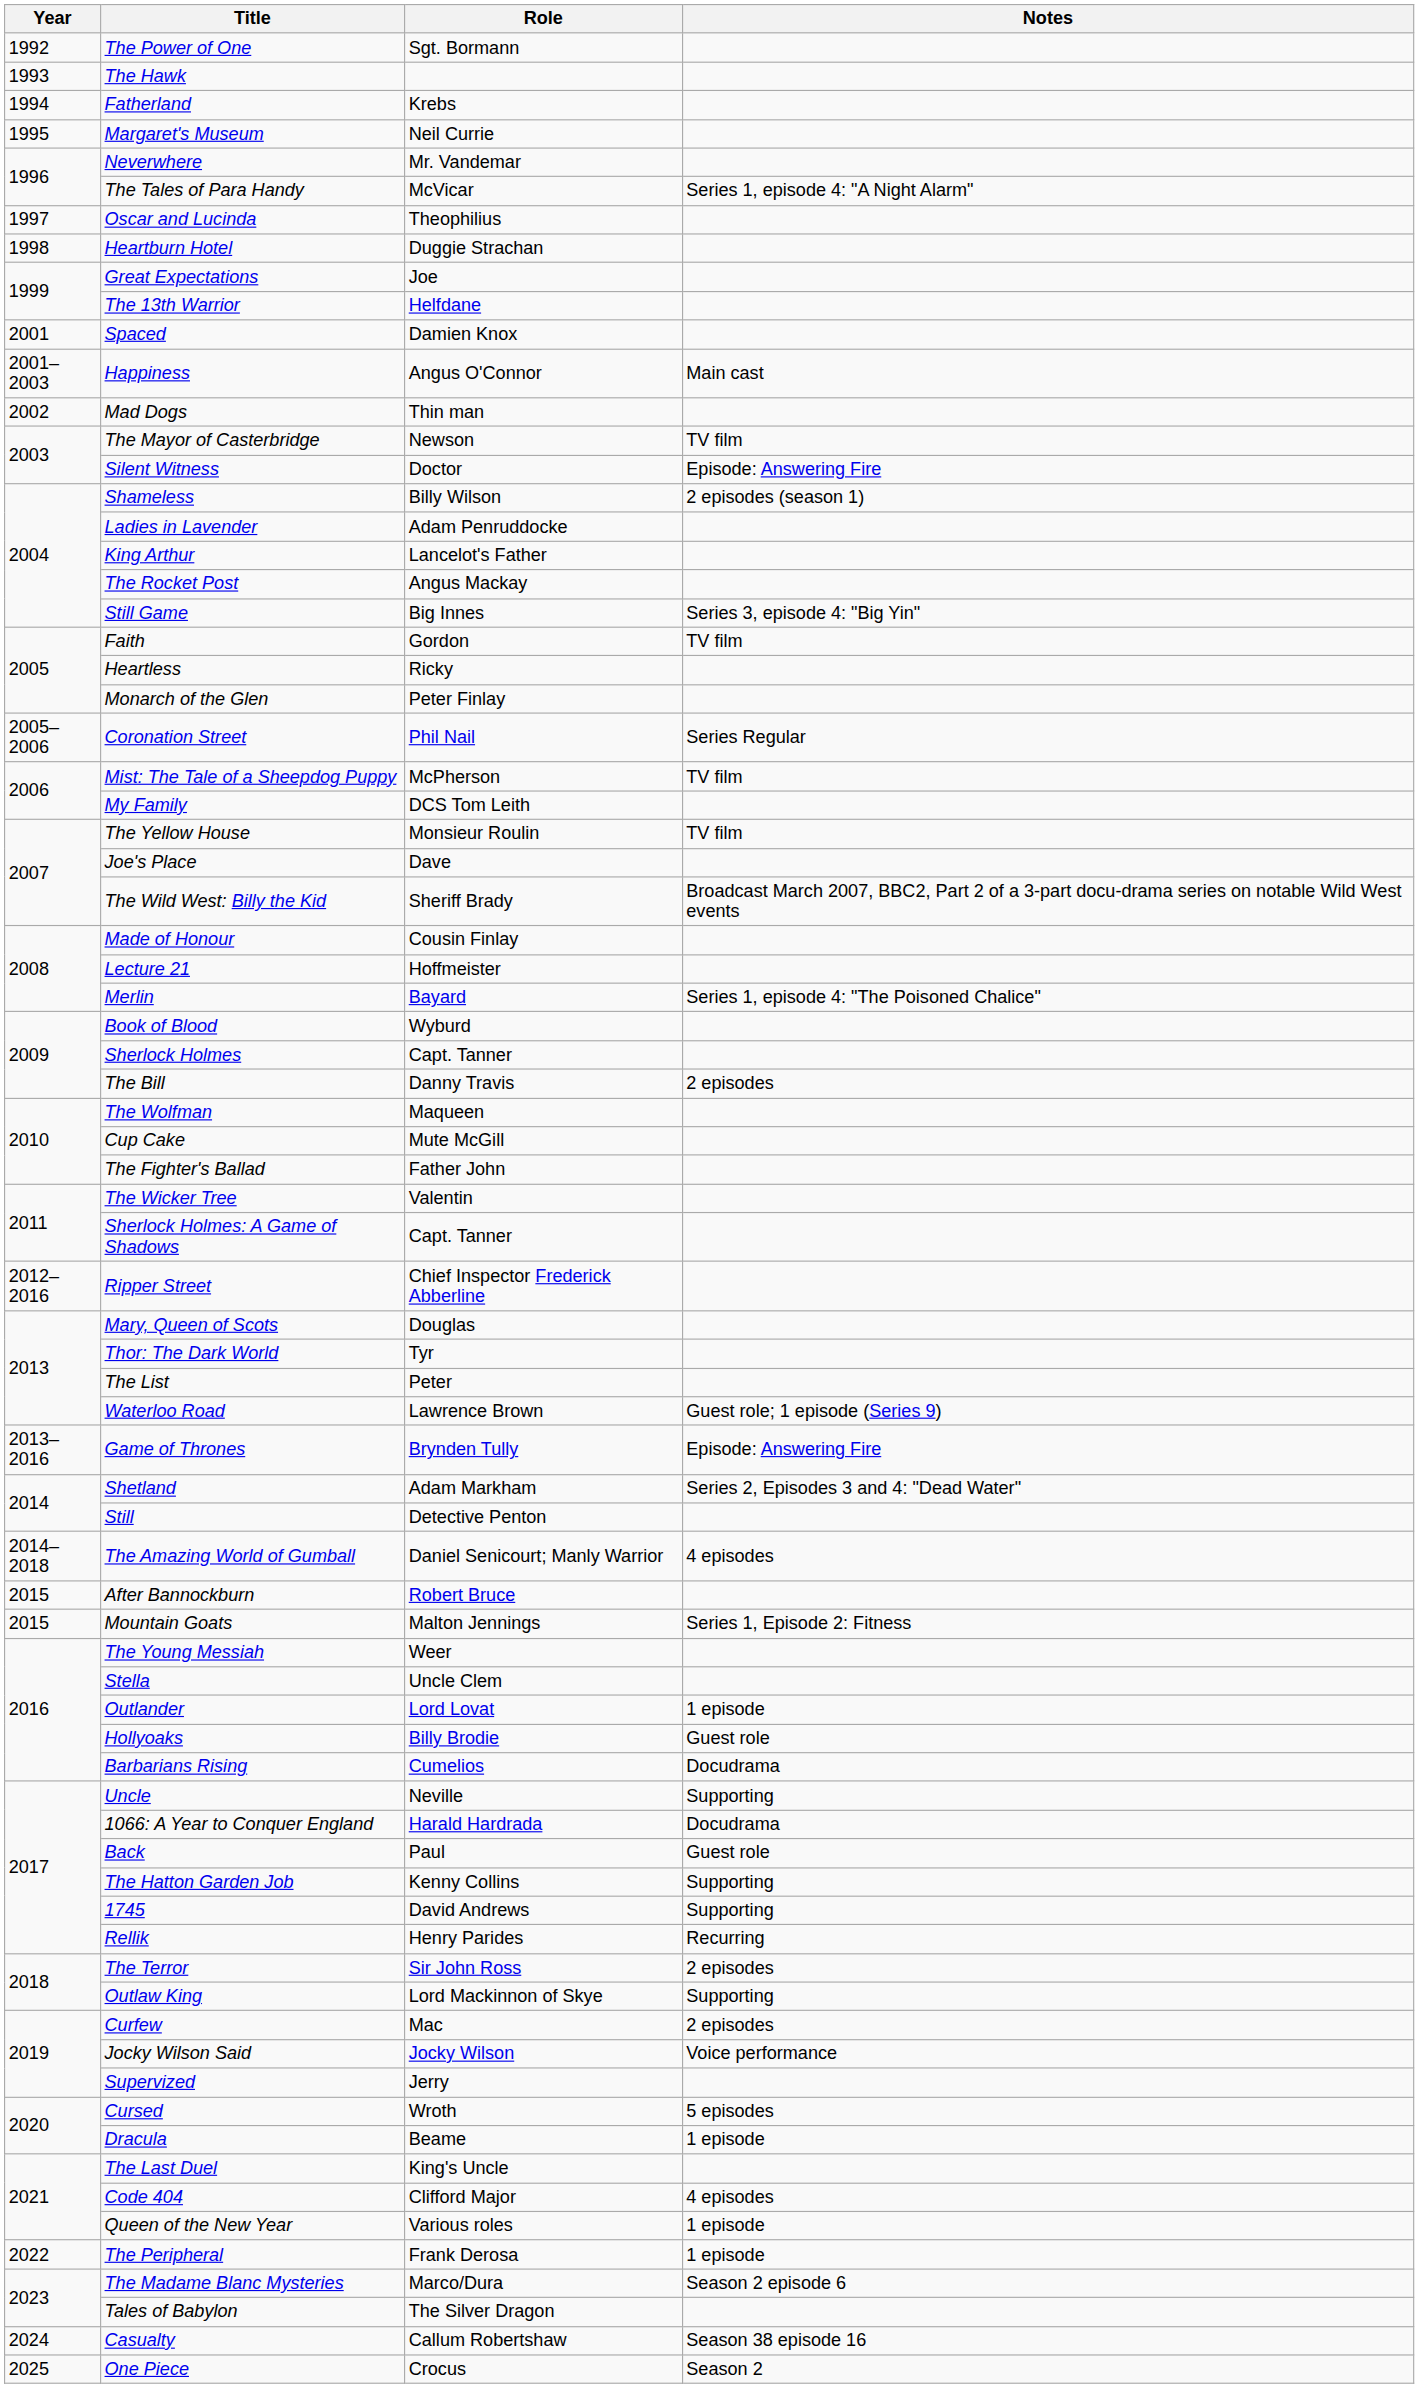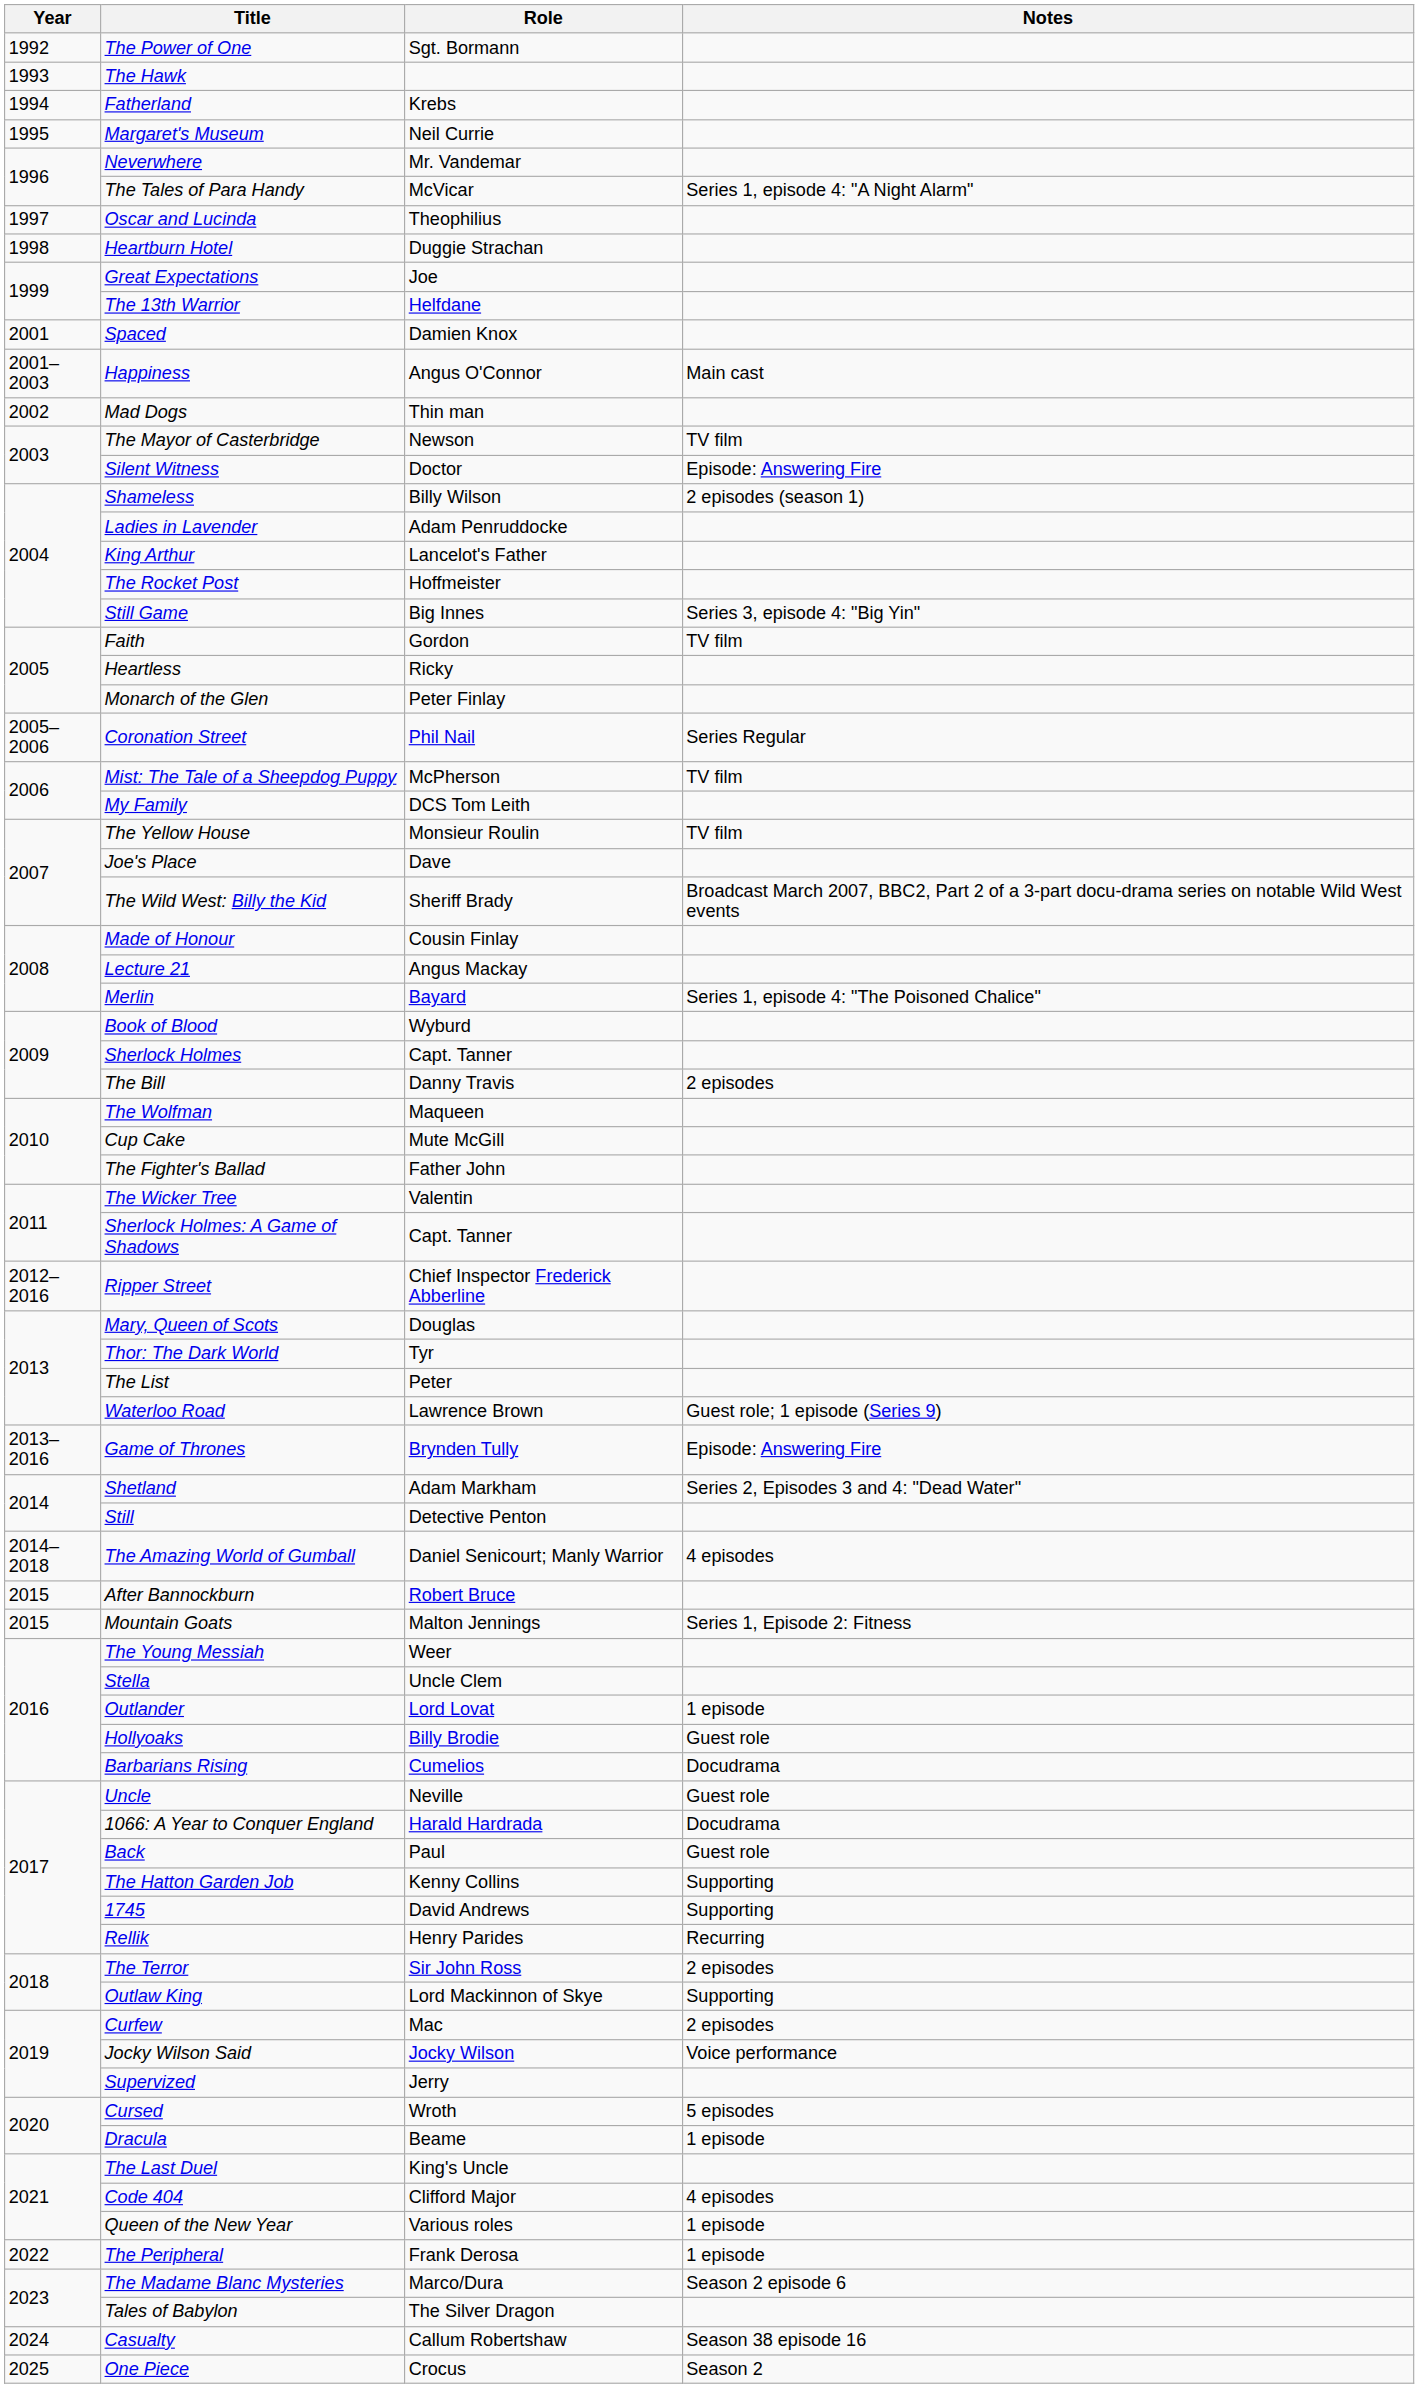(468, 583) Angus Mackay -> (455, 583) Hoffmeister
(455, 968) Hoffmeister -> (468, 968) Angus Mackay
(730, 1795) Supporting -> (728, 1795) Guest role
